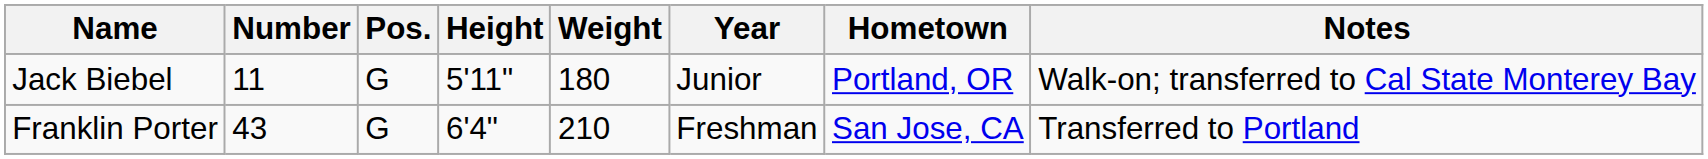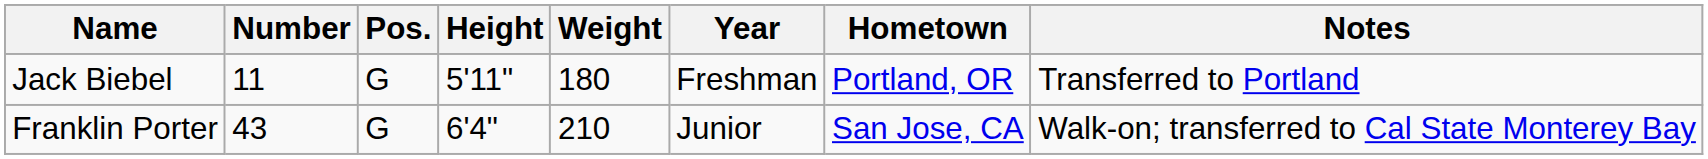(719, 79) Junior -> (747, 79) Freshman
(1367, 79) Walk-on; transferred to Cal State Monterey Bay -> (1199, 79) Transferred to Portland
(747, 128) Freshman -> (719, 128) Junior
(1199, 128) Transferred to Portland -> (1367, 128) Walk-on; transferred to Cal State Monterey Bay
